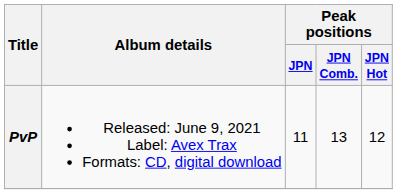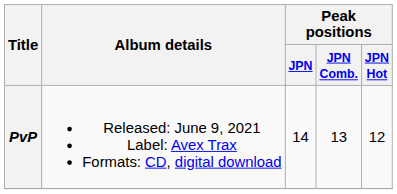(301, 136) 11 -> (301, 136) 14
